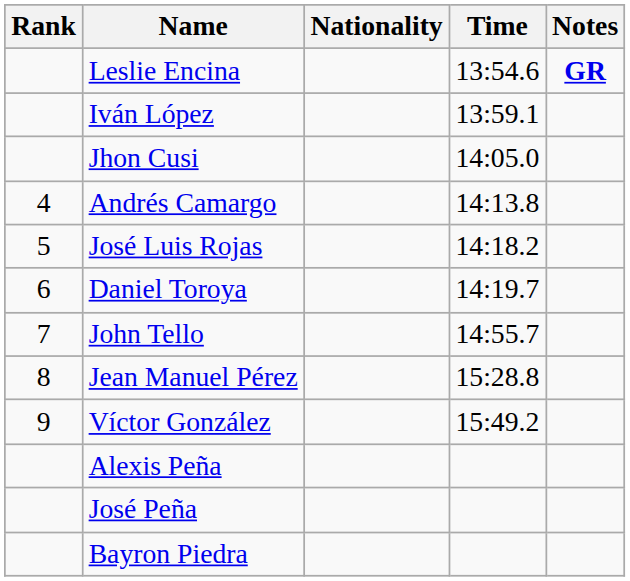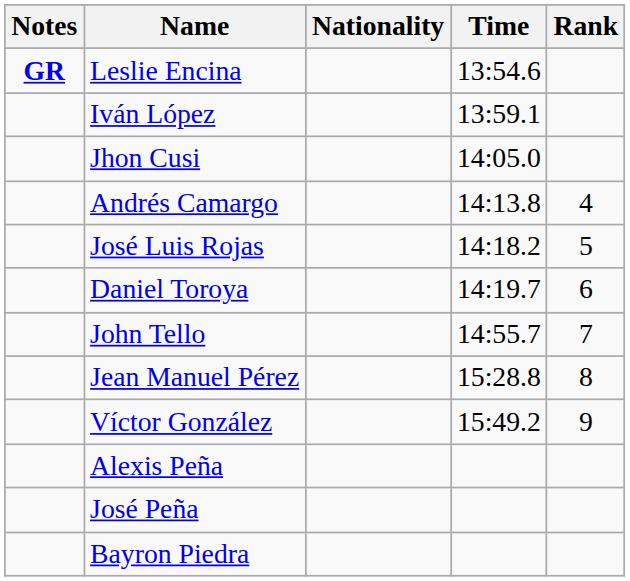columns swapped: (44, 26) <-> (585, 26)
